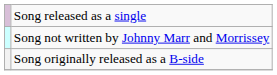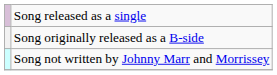rows swapped: (142, 37) <-> (109, 59)
